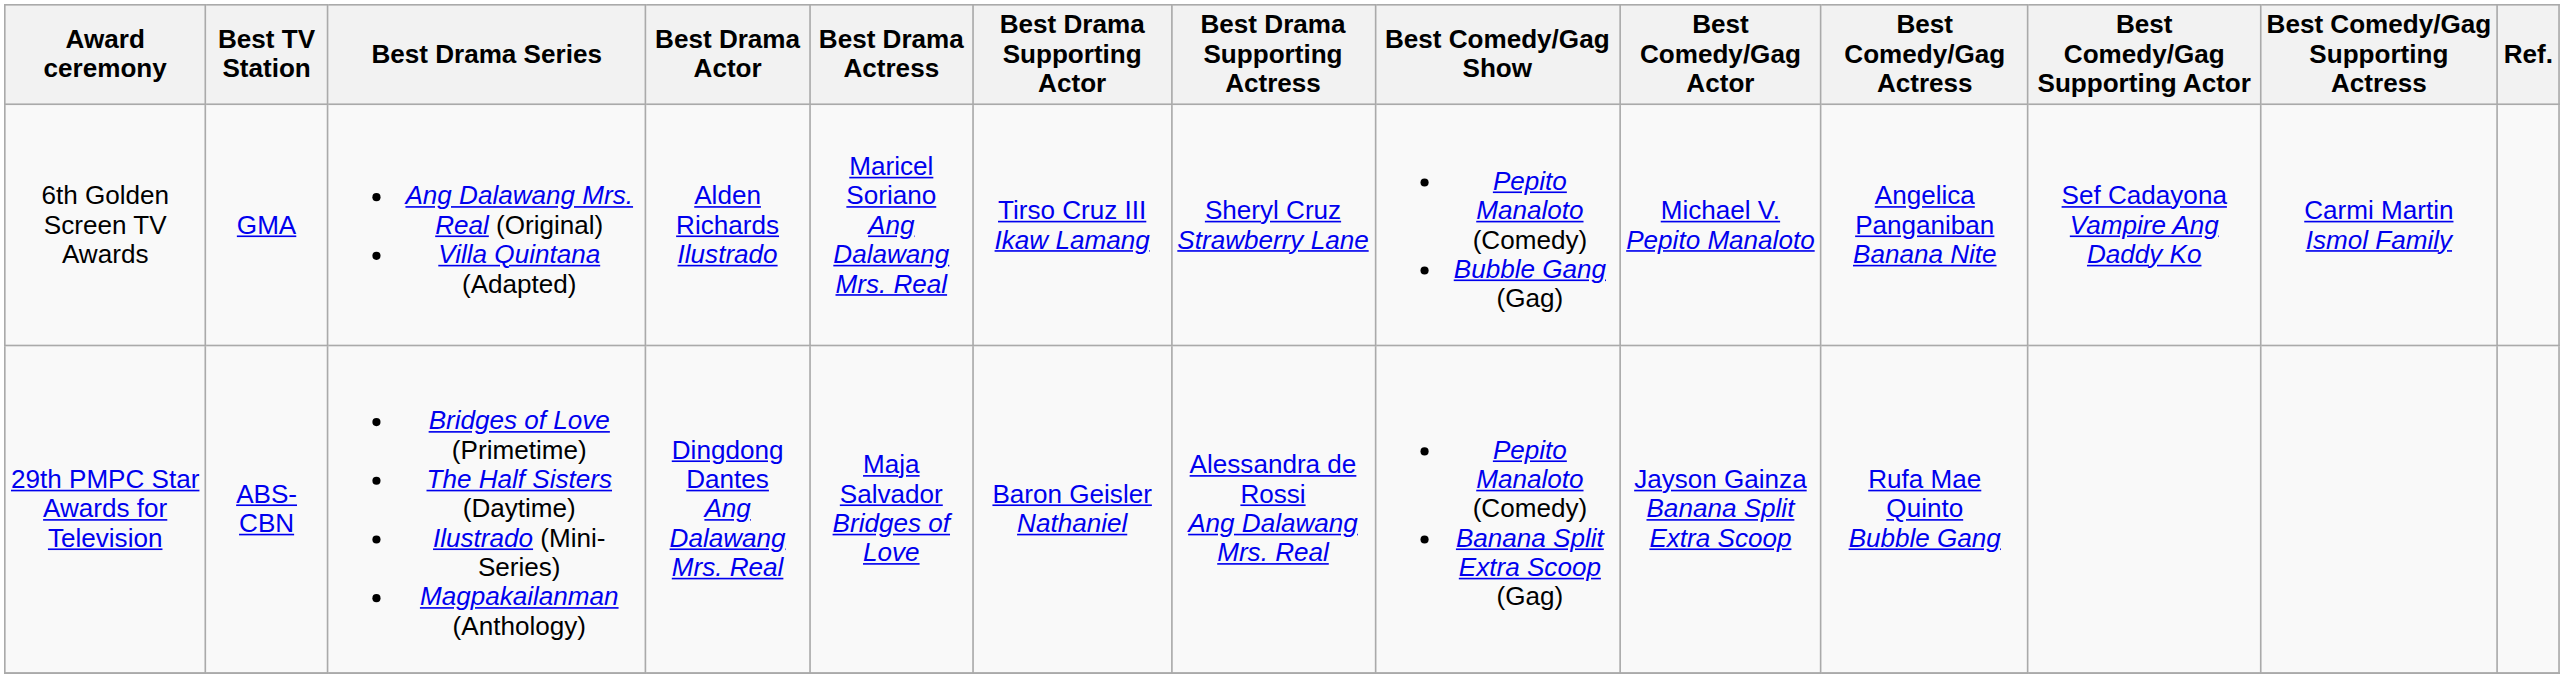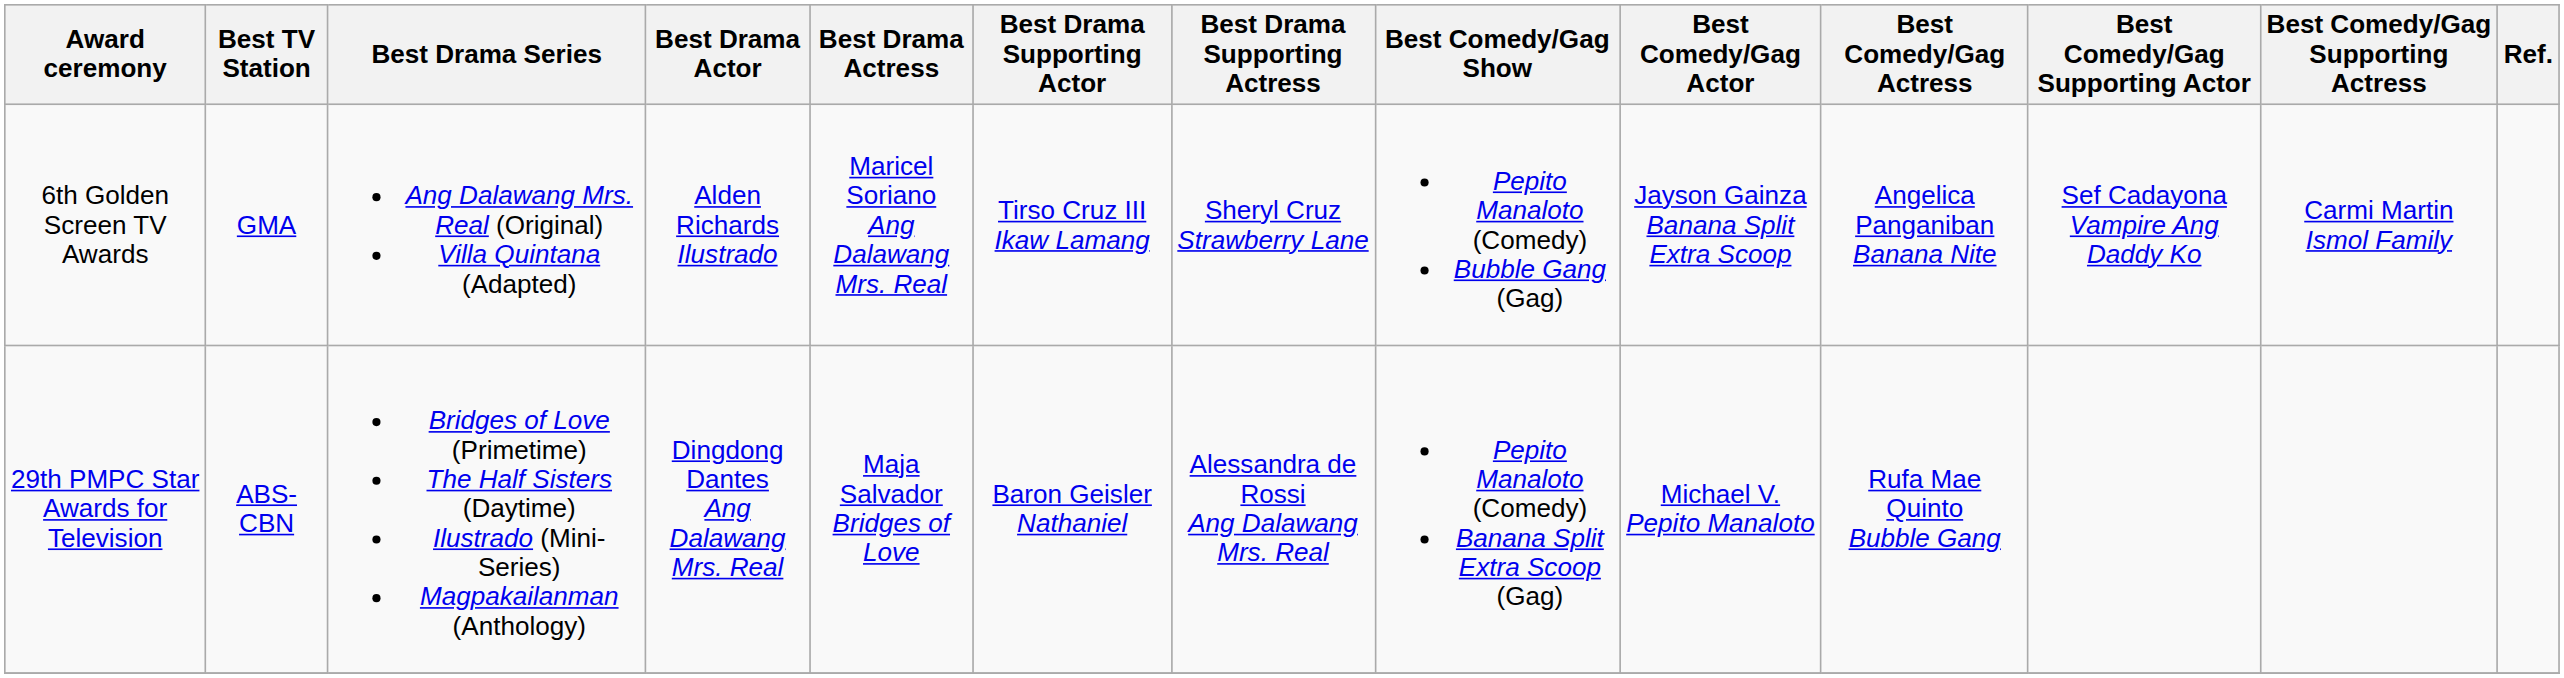(1720, 224) Michael V. Pepito Manaloto -> (1720, 224) Jayson Gainza Banana Split Extra Scoop
(1720, 508) Jayson Gainza Banana Split Extra Scoop -> (1720, 508) Michael V. Pepito Manaloto
